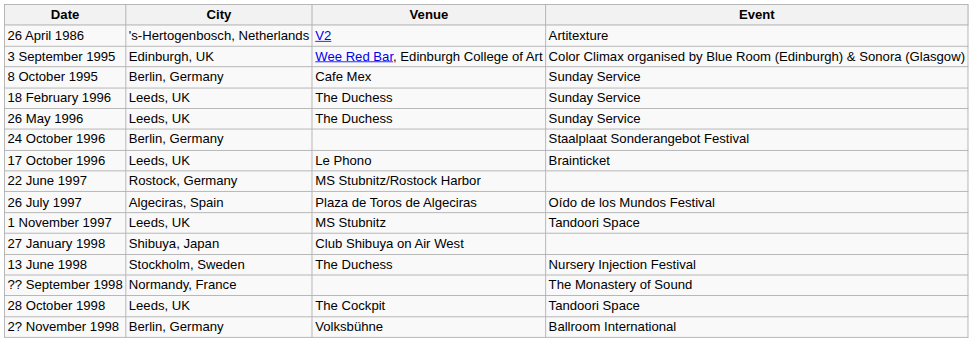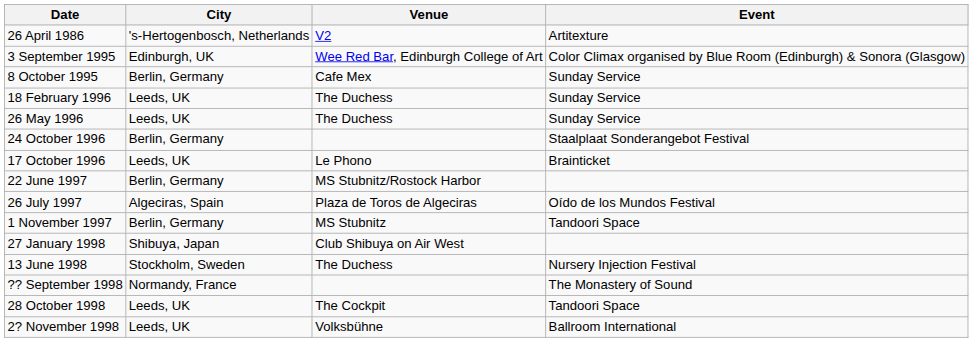(183, 181) Rostock, Germany -> (176, 181) Berlin, Germany
(159, 222) Leeds, UK -> (176, 222) Berlin, Germany
(176, 327) Berlin, Germany -> (159, 327) Leeds, UK
